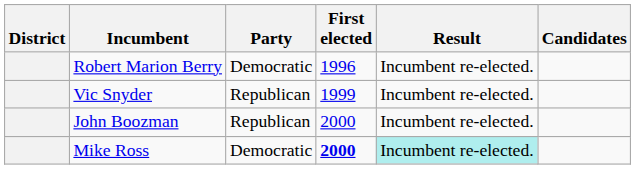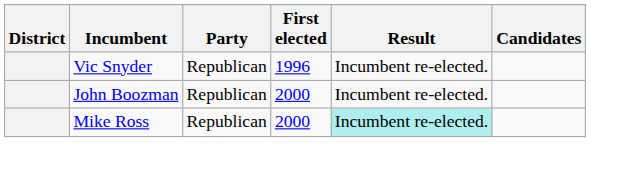- row: (148, 66)
(338, 94) 1999 -> (292, 66) 1996
(271, 149) Democratic -> (227, 121) Republican
(338, 149) bold -> (292, 121) normal
